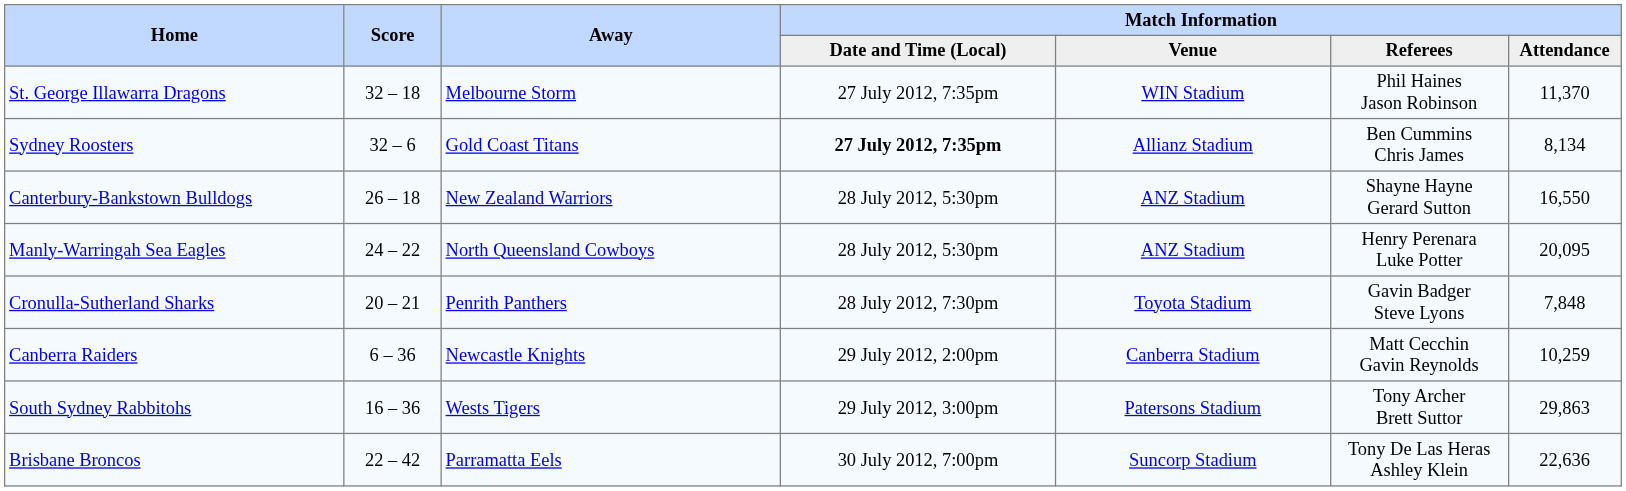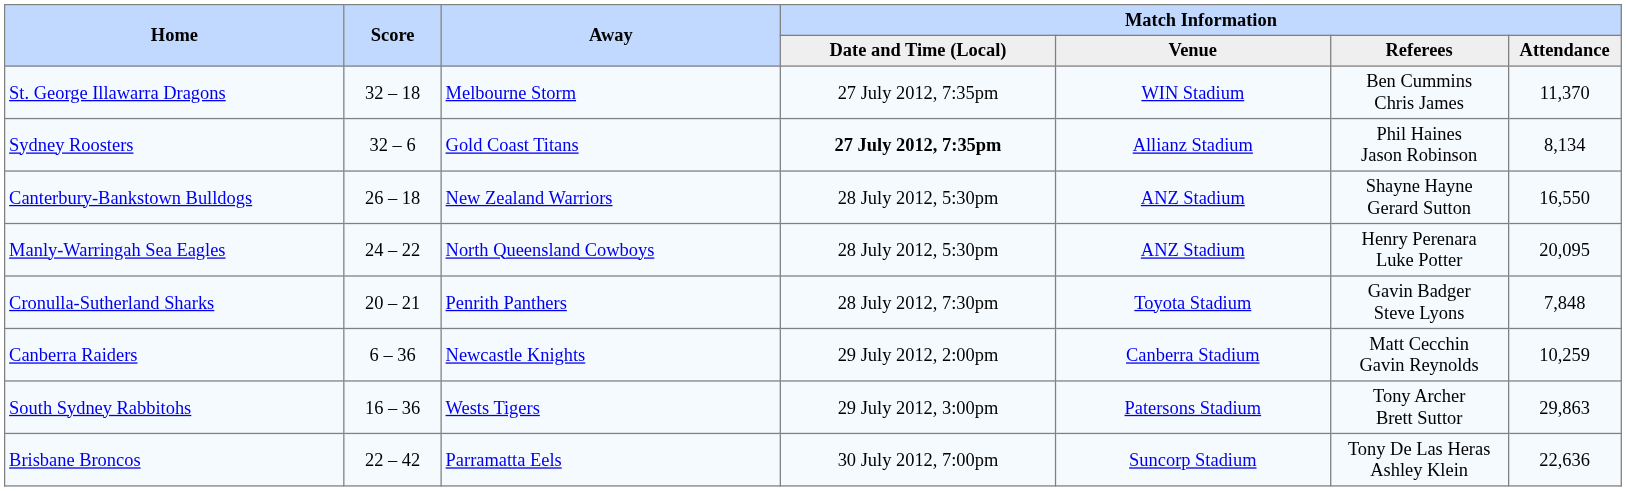(1419, 92) Phil Haines Jason Robinson -> (1419, 92) Ben Cummins Chris James
(1419, 144) Ben Cummins Chris James -> (1419, 144) Phil Haines Jason Robinson
